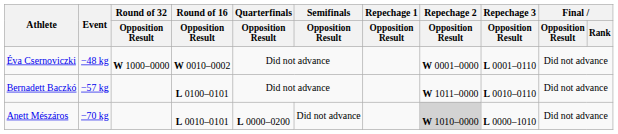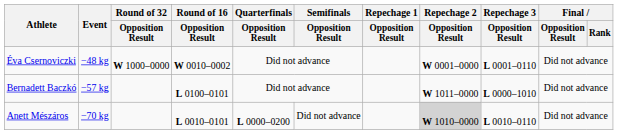(510, 94) L 0010–0110 -> (510, 94) L 0000–1010
(510, 122) L 0000–1010 -> (510, 122) L 0010–0110
